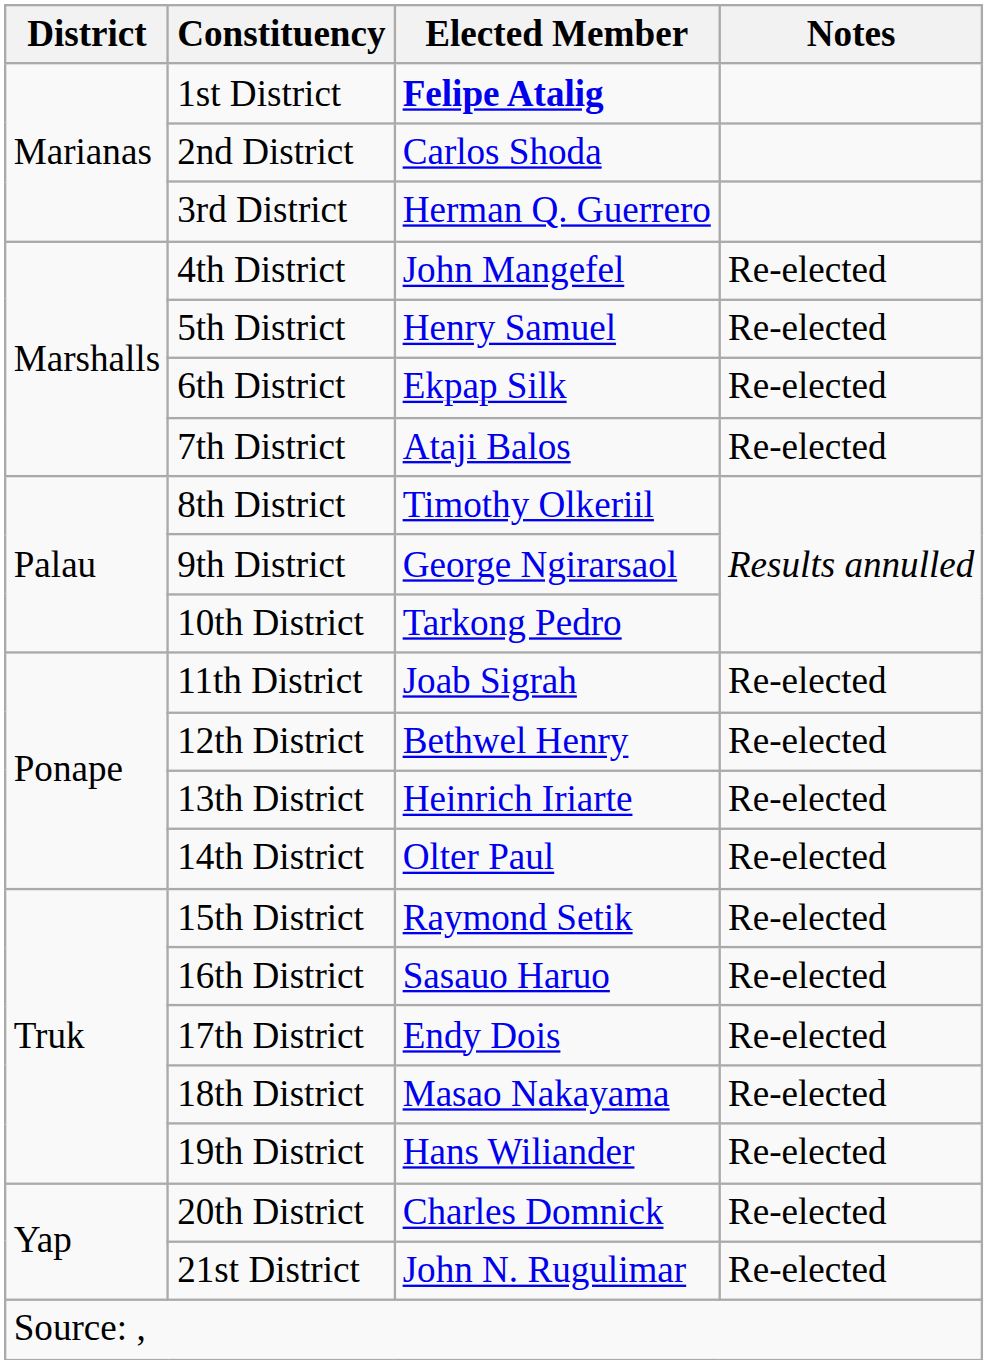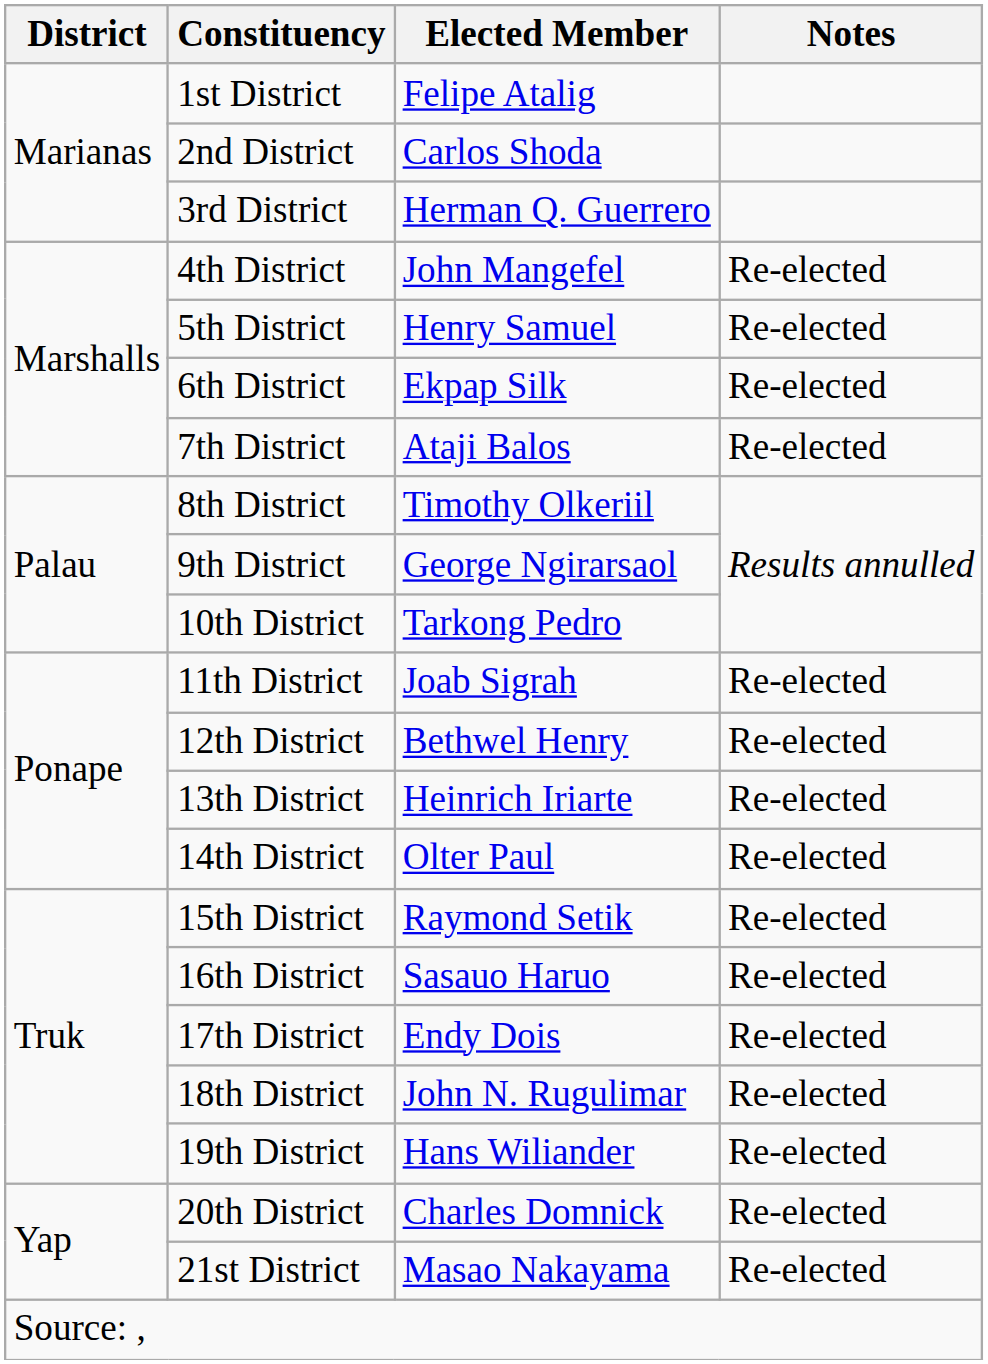(503, 92) bold -> (499, 92) normal
(536, 1093) Masao Nakayama -> (544, 1093) John N. Rugulimar
(544, 1270) John N. Rugulimar -> (536, 1270) Masao Nakayama
